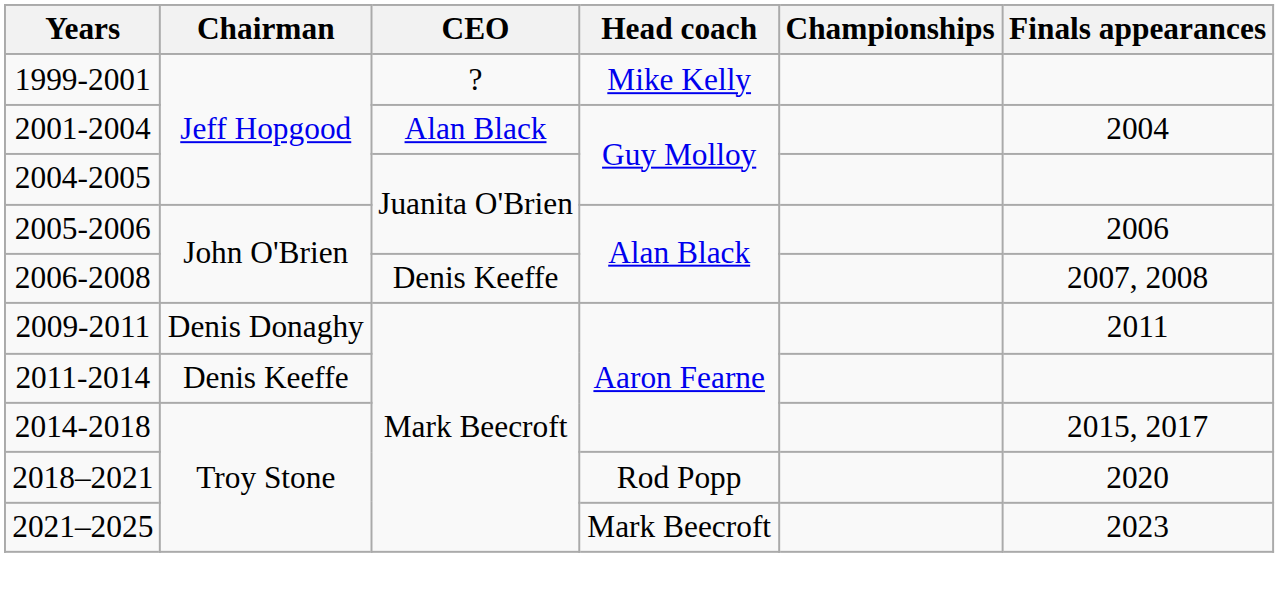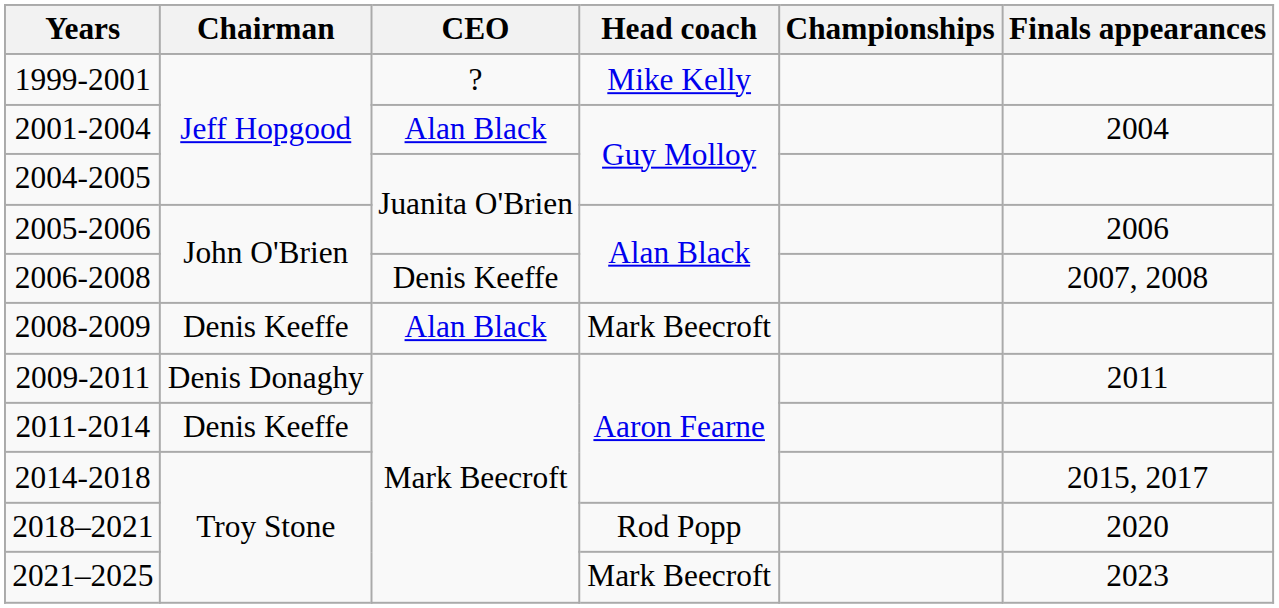+ row: (83, 327)
